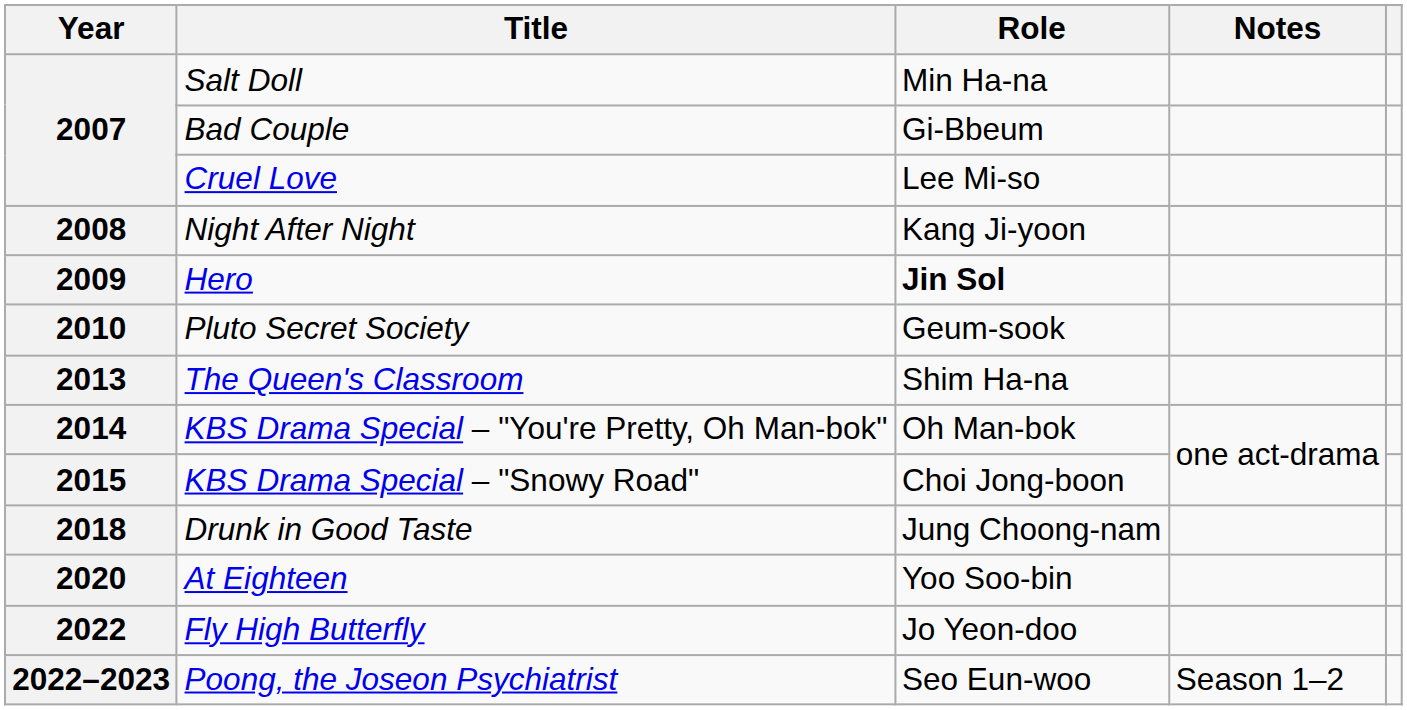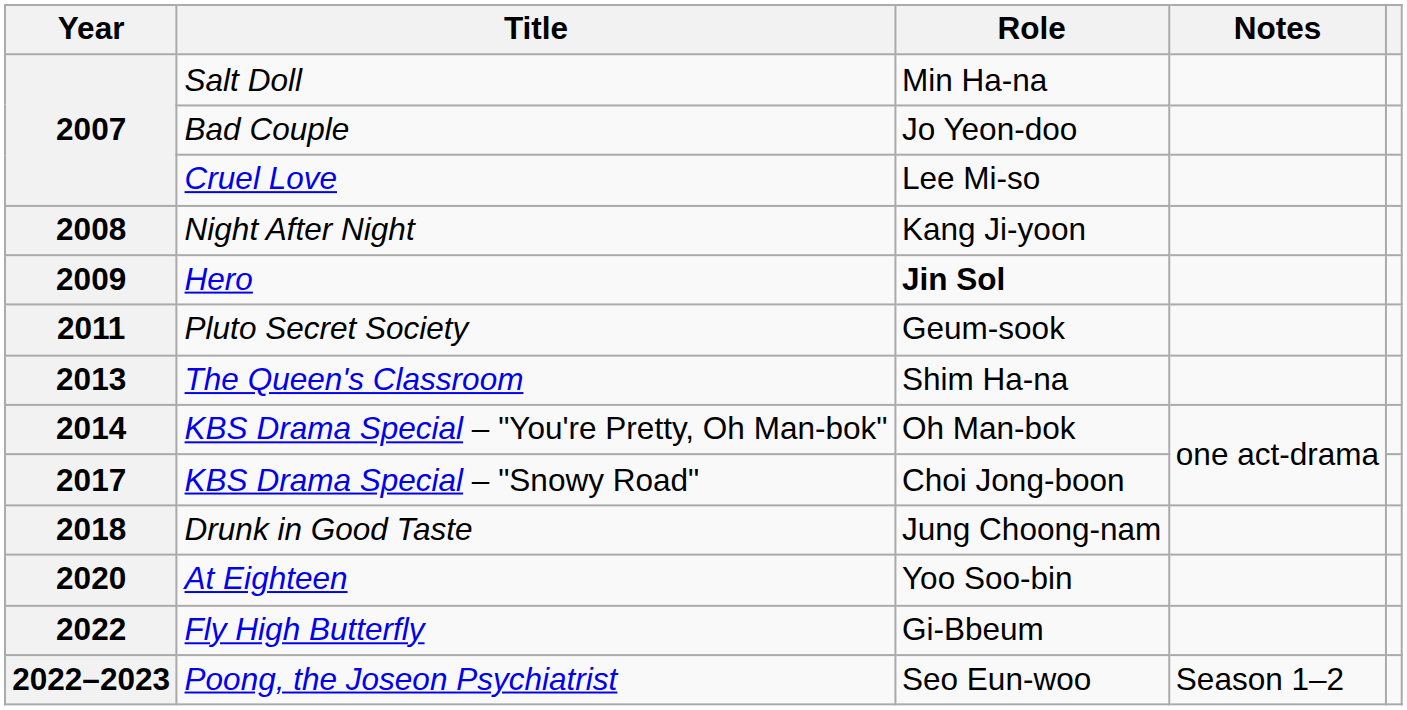(973, 129) Gi-Bbeum -> (990, 129) Jo Yeon-doo
(91, 329) 2010 -> (91, 329) 2011
(91, 479) 2015 -> (91, 479) 2017
(990, 629) Jo Yeon-doo -> (973, 629) Gi-Bbeum
